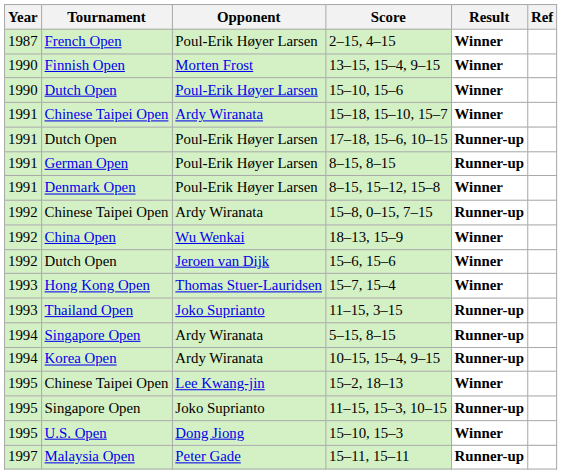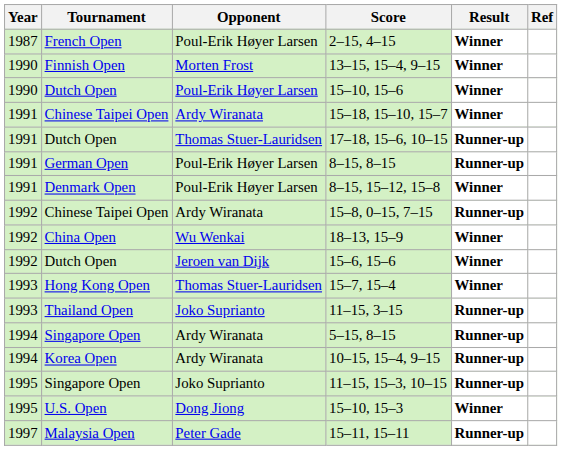(247, 139) Poul-Erik Høyer Larsen -> (249, 139) Thomas Stuer-Lauridsen
- row: (366, 384)
